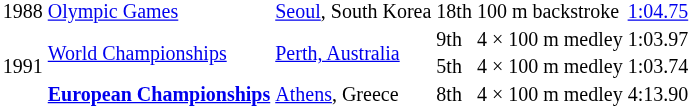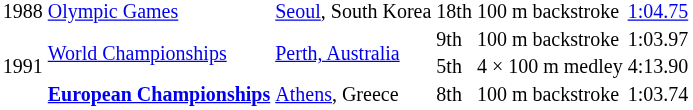(550, 39) 4 × 100 m medley -> (548, 39) 100 m backstroke
(658, 66) 1:03.74 -> (658, 66) 4:13.90
(550, 94) 4 × 100 m medley -> (548, 94) 100 m backstroke
(658, 94) 4:13.90 -> (658, 94) 1:03.74
